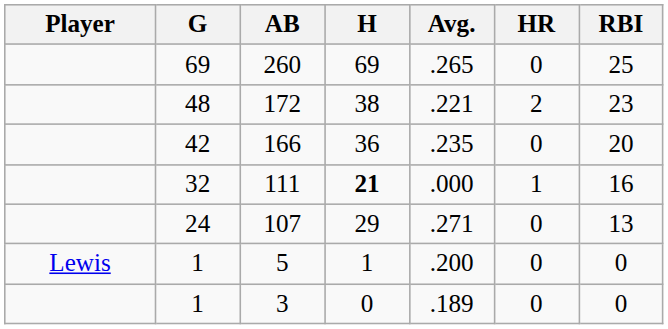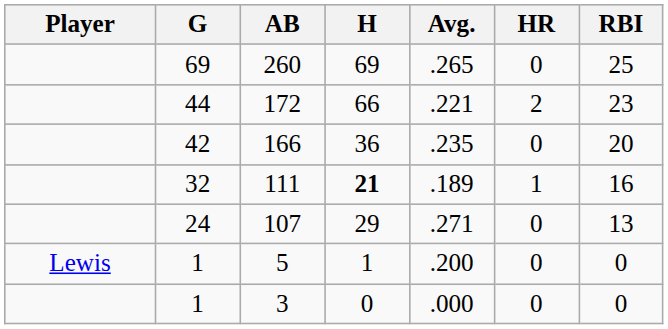(198, 104) 48 -> (198, 104) 44
(367, 104) 38 -> (367, 104) 66
(452, 183) .000 -> (452, 183) .189
(452, 303) .189 -> (452, 303) .000
